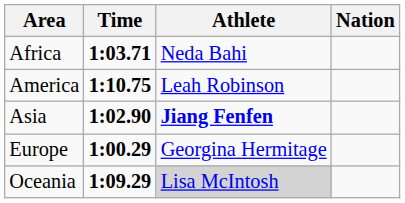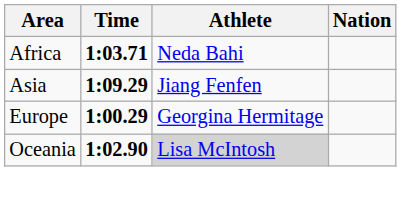- row: (44, 85)
(120, 117) 1:02.90 -> (117, 85) 1:09.29
(217, 117) bold -> (209, 85) normal
(120, 181) 1:09.29 -> (117, 149) 1:02.90
